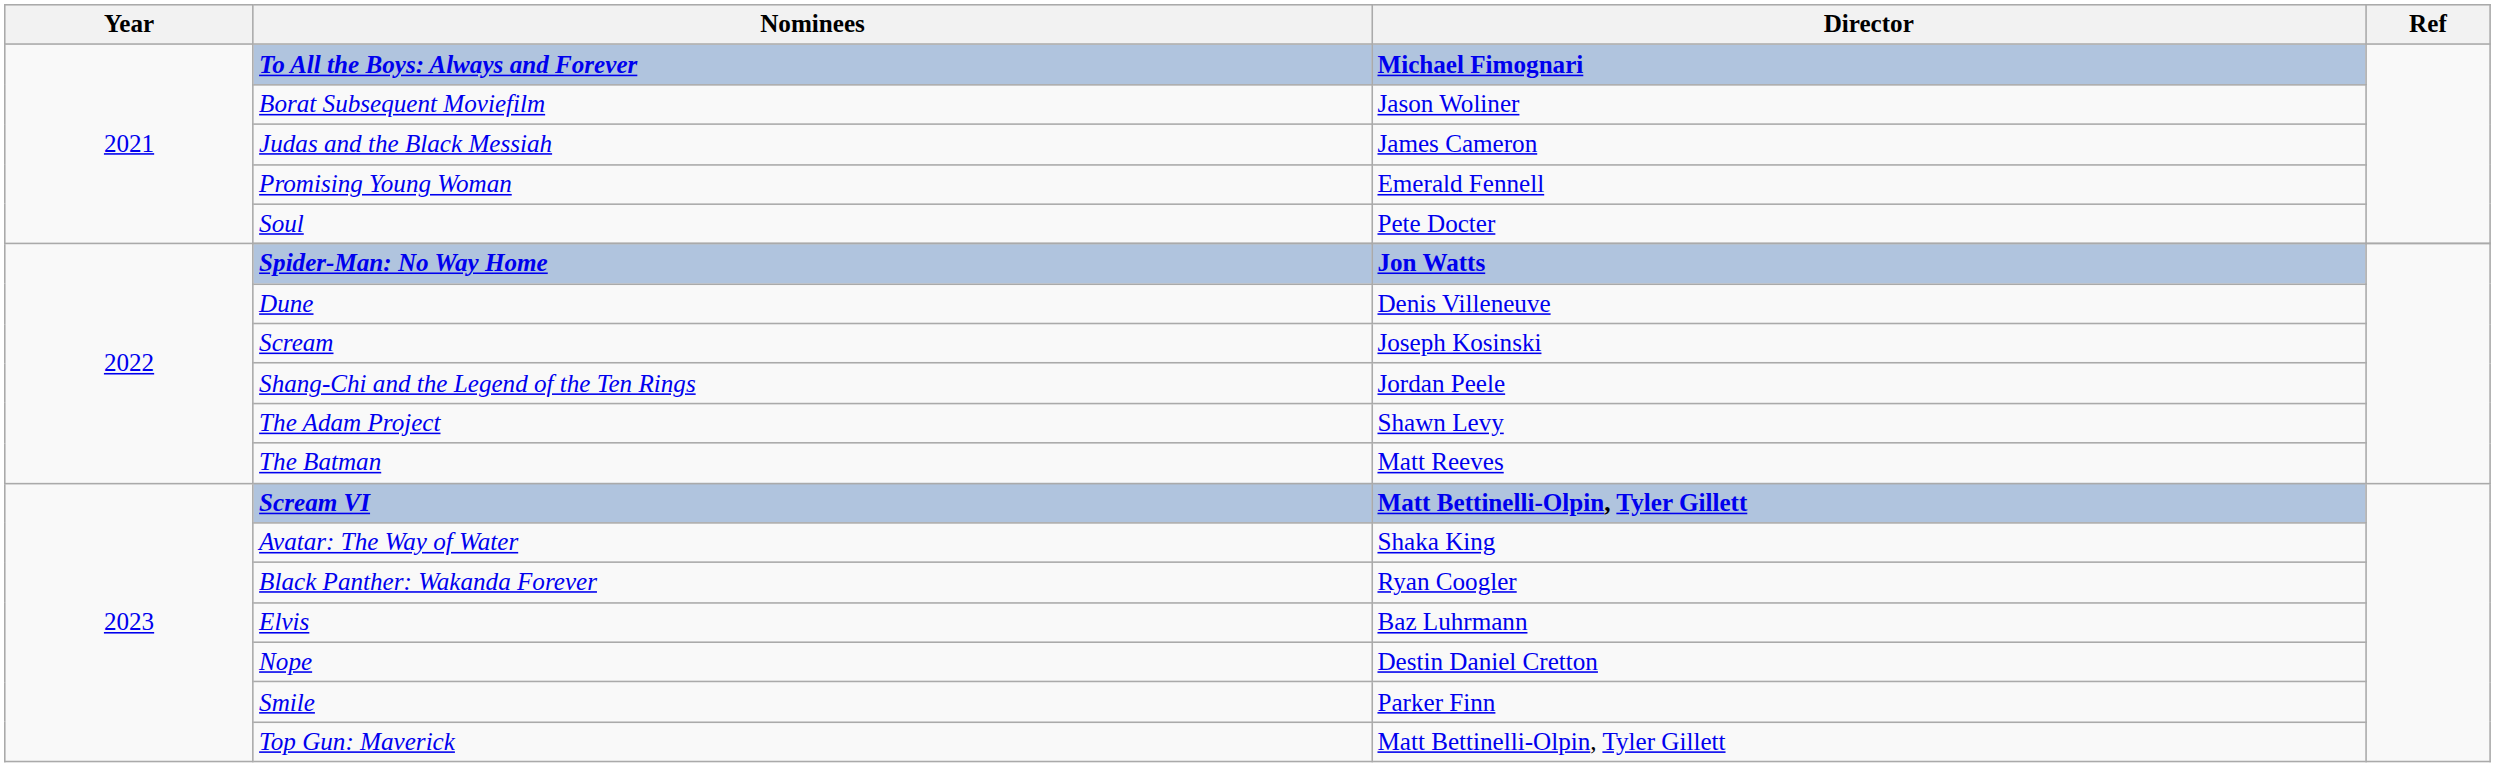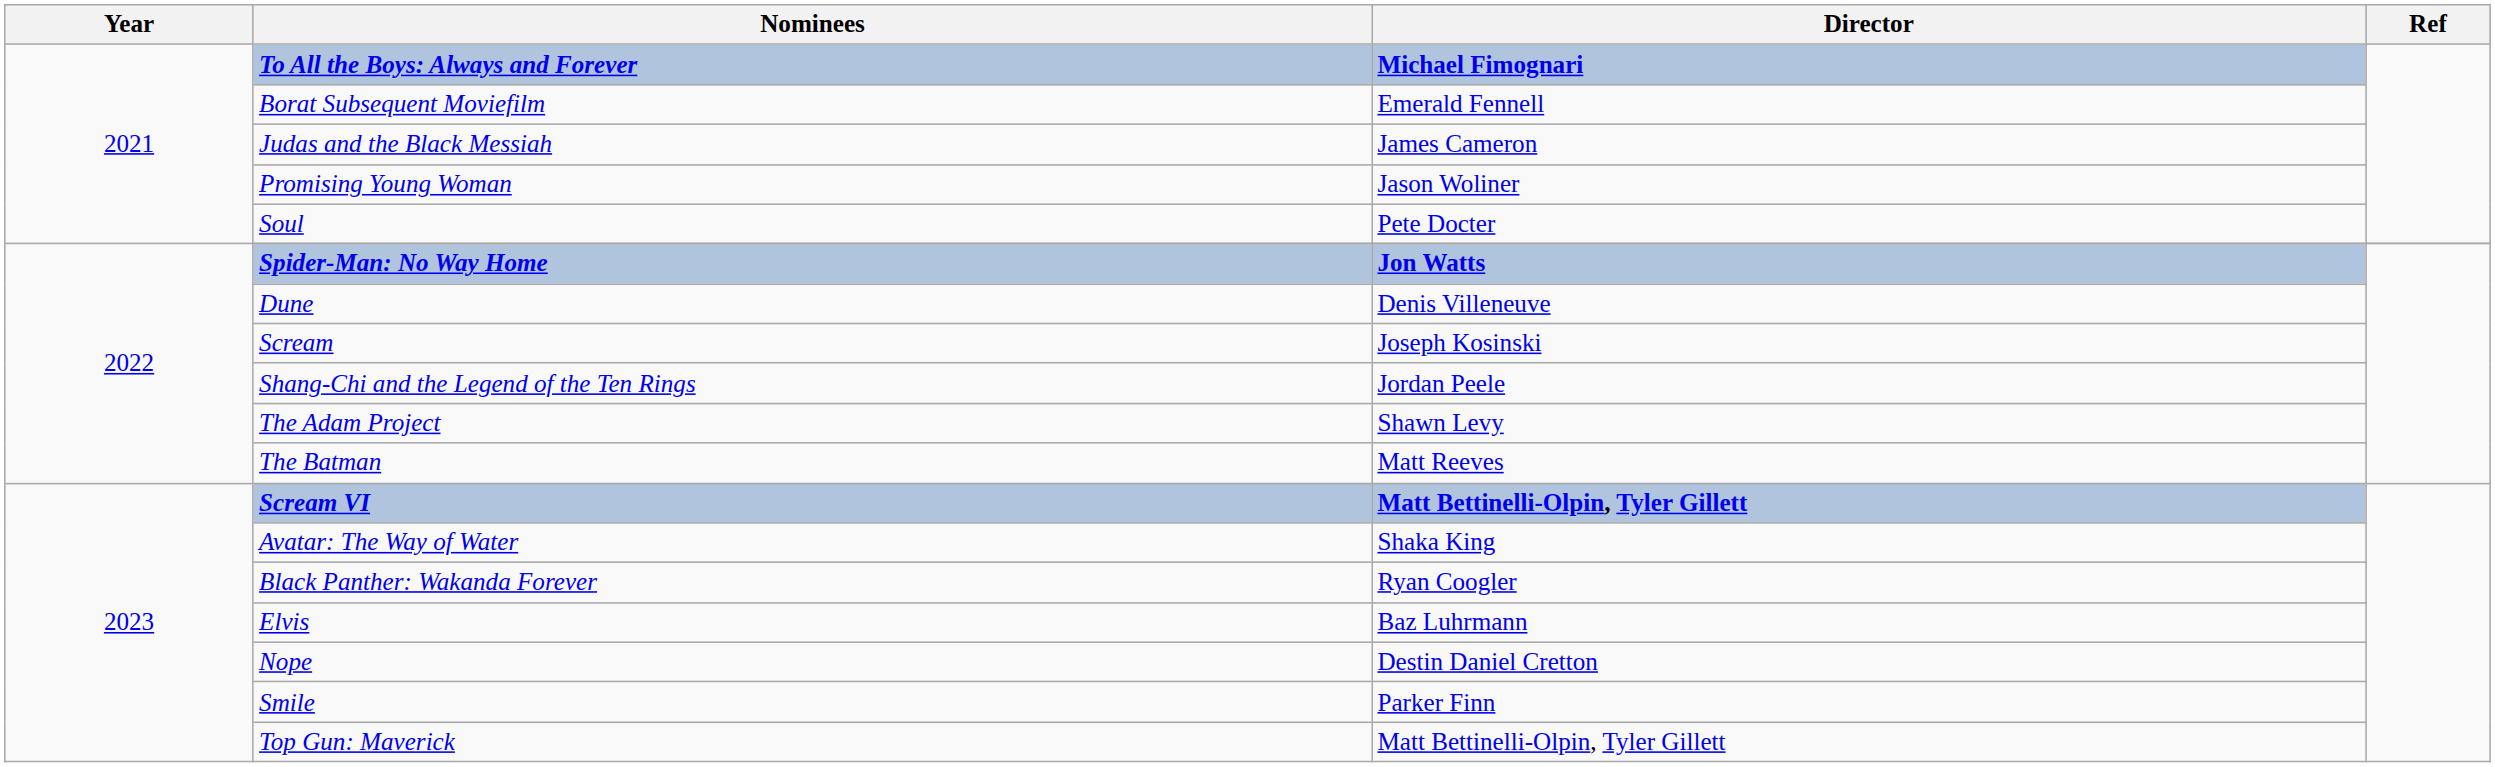(1448, 104) Jason Woliner -> (1461, 104) Emerald Fennell
(1461, 183) Emerald Fennell -> (1448, 183) Jason Woliner
